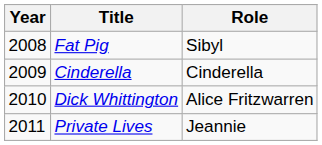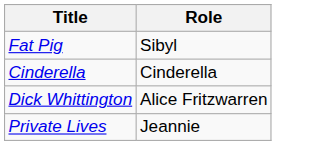- column: (28, 18)
